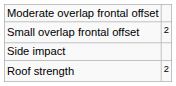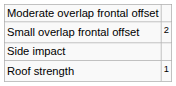(166, 68) 2 -> (166, 68) 1
